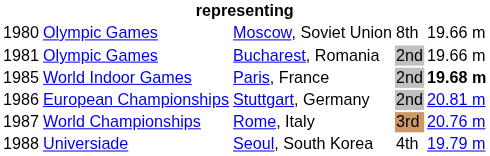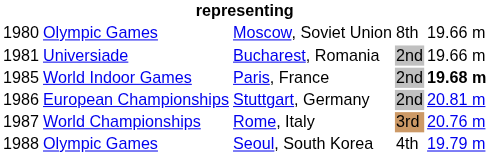(100, 55) Olympic Games -> (86, 55) Universiade
(86, 144) Universiade -> (100, 144) Olympic Games
